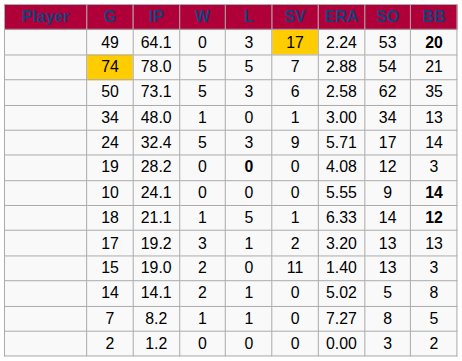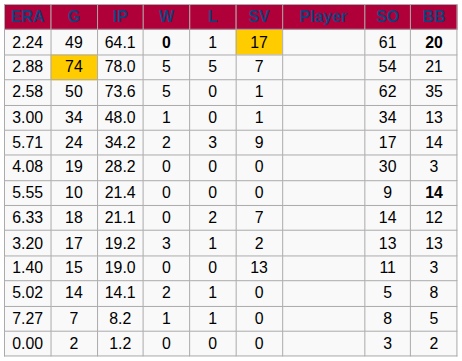columns swapped: (46, 17) <-> (341, 17)
(203, 42) normal -> (166, 42) bold
(249, 42) 3 -> (213, 42) 1
(388, 42) 53 -> (388, 42) 61
(156, 92) 73.1 -> (120, 92) 73.6
(249, 92) 3 -> (213, 92) 0
(295, 92) 6 -> (259, 92) 1
(156, 142) 32.4 -> (120, 142) 34.2
(203, 142) 5 -> (166, 142) 2
(249, 167) bold -> (213, 167) normal
(388, 167) 12 -> (388, 167) 30
(156, 192) 24.1 -> (120, 192) 21.4
(203, 218) 1 -> (166, 218) 0
(249, 218) 5 -> (213, 218) 2
(295, 218) 1 -> (259, 218) 7
(434, 218) bold -> (434, 218) normal
(203, 268) 2 -> (166, 268) 0
(295, 268) 11 -> (259, 268) 13
(388, 268) 13 -> (388, 268) 11
